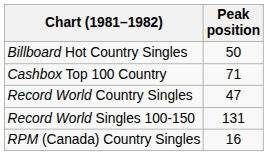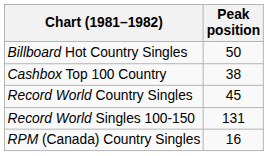(233, 74) 71 -> (233, 74) 38
(233, 96) 47 -> (233, 96) 45
